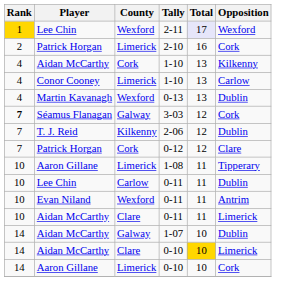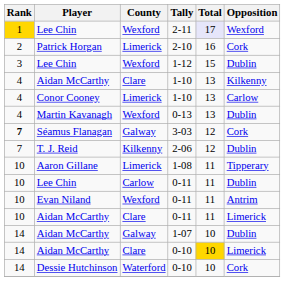+ row: (57, 64)
(128, 64) Cork -> (134, 81) Clare
- row: (69, 149)
+ row: (77, 268)
- row: (67, 268)
